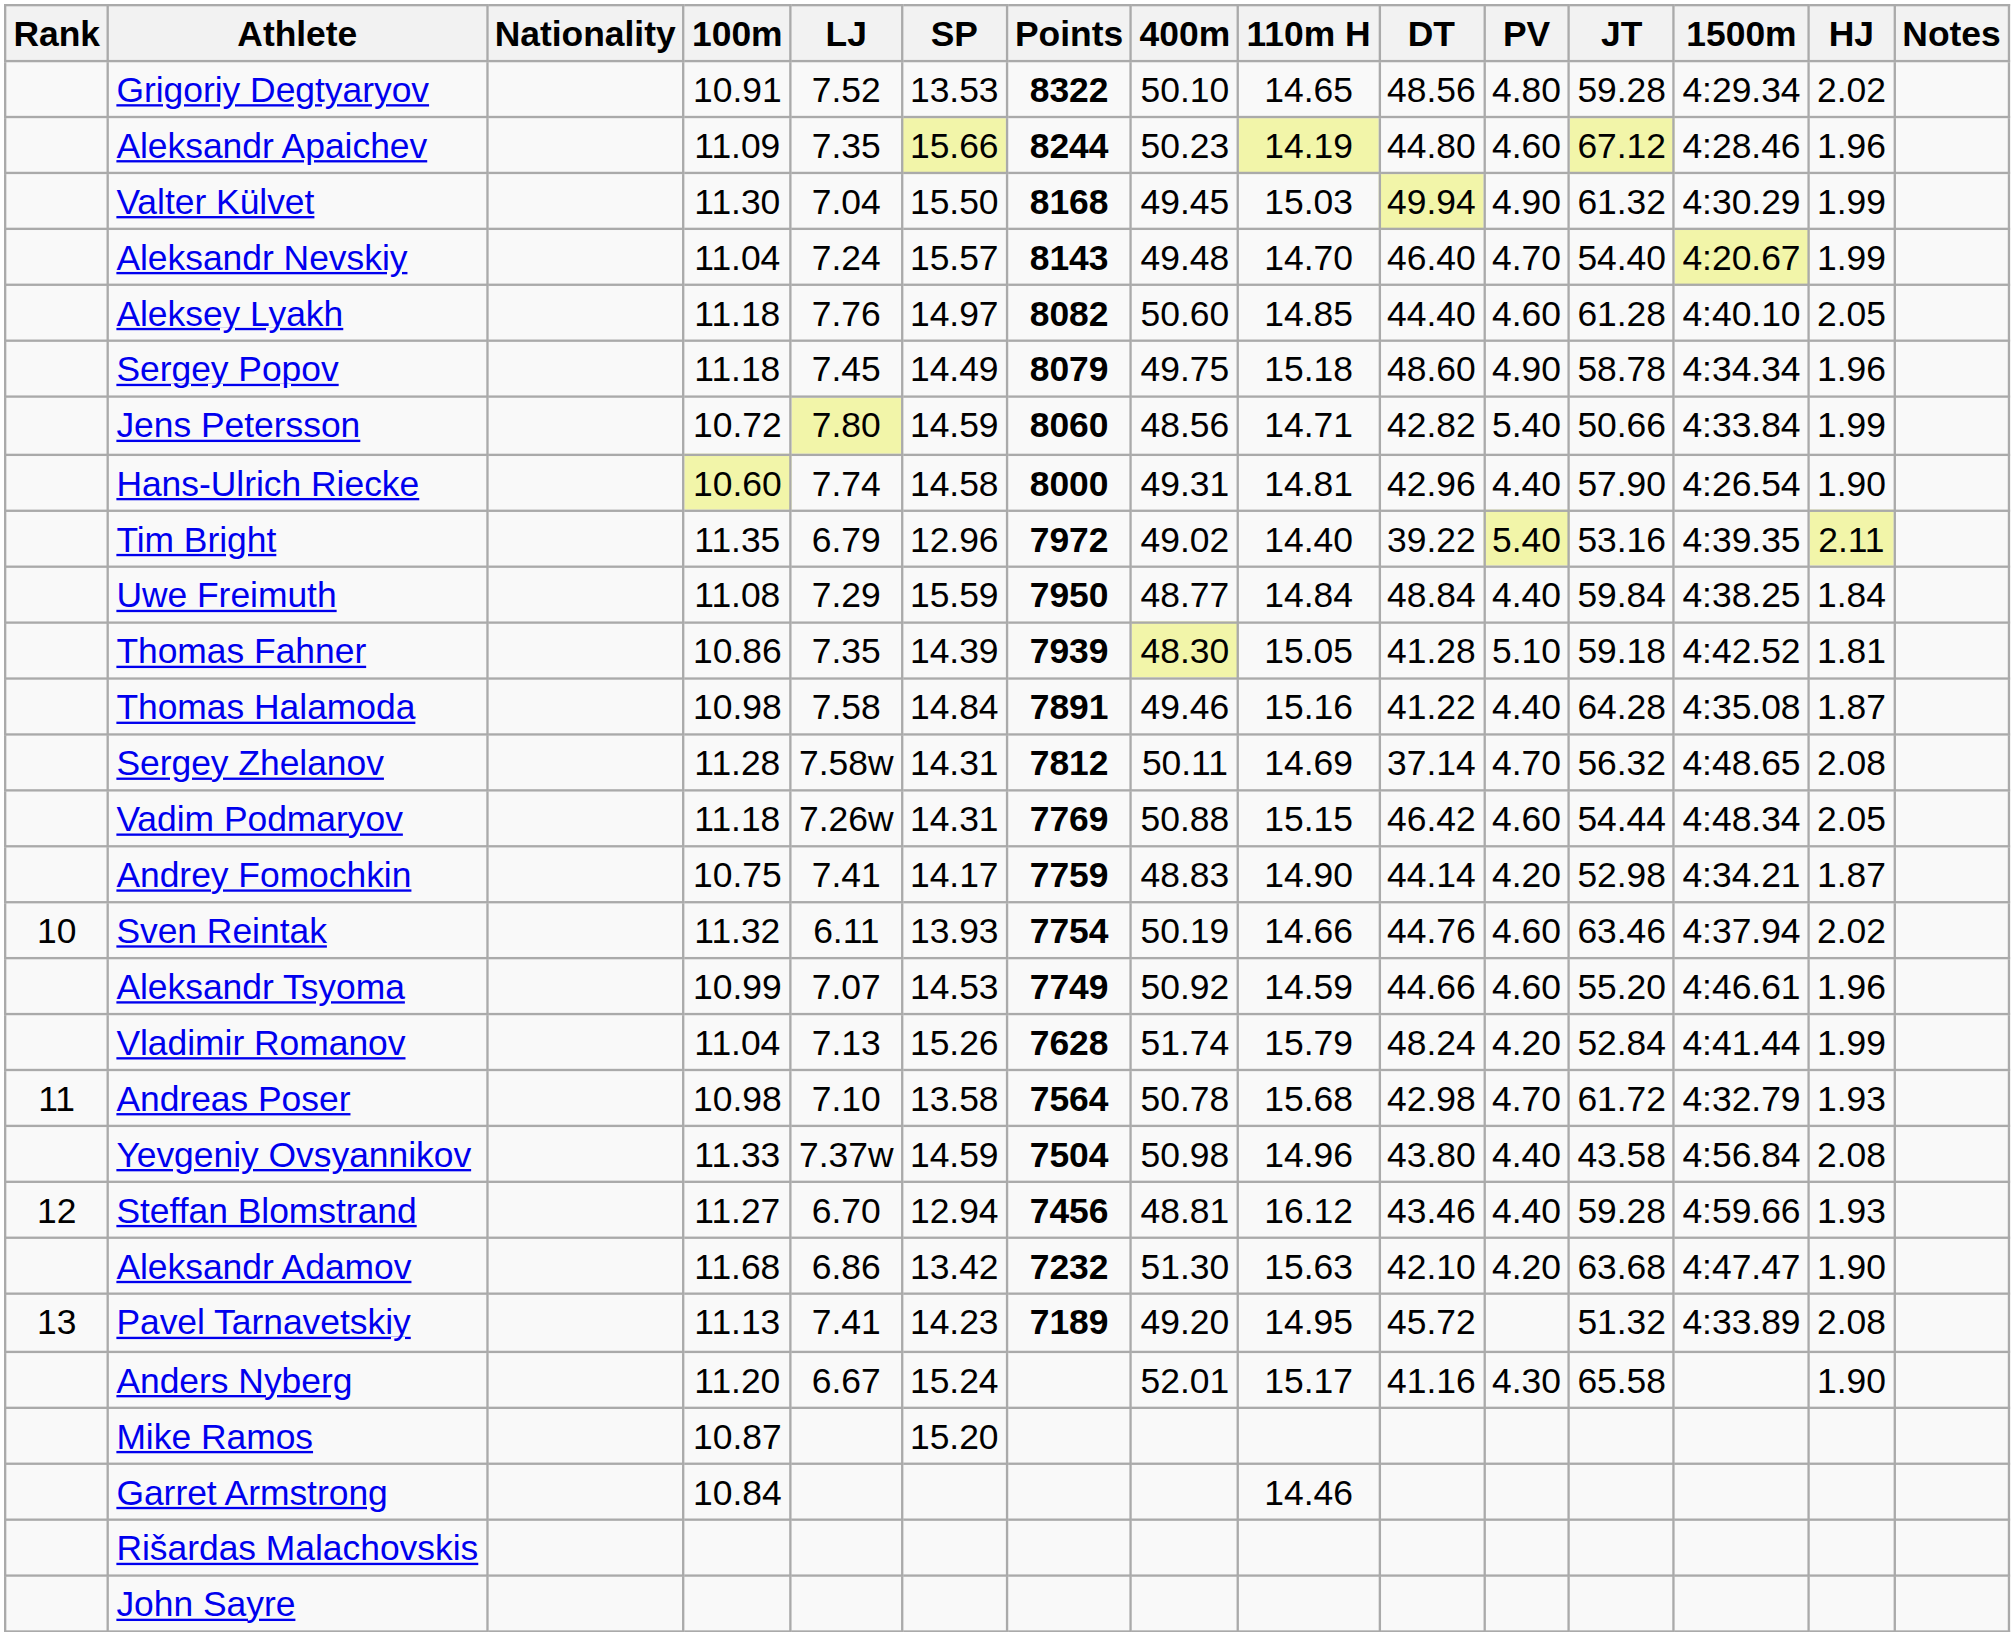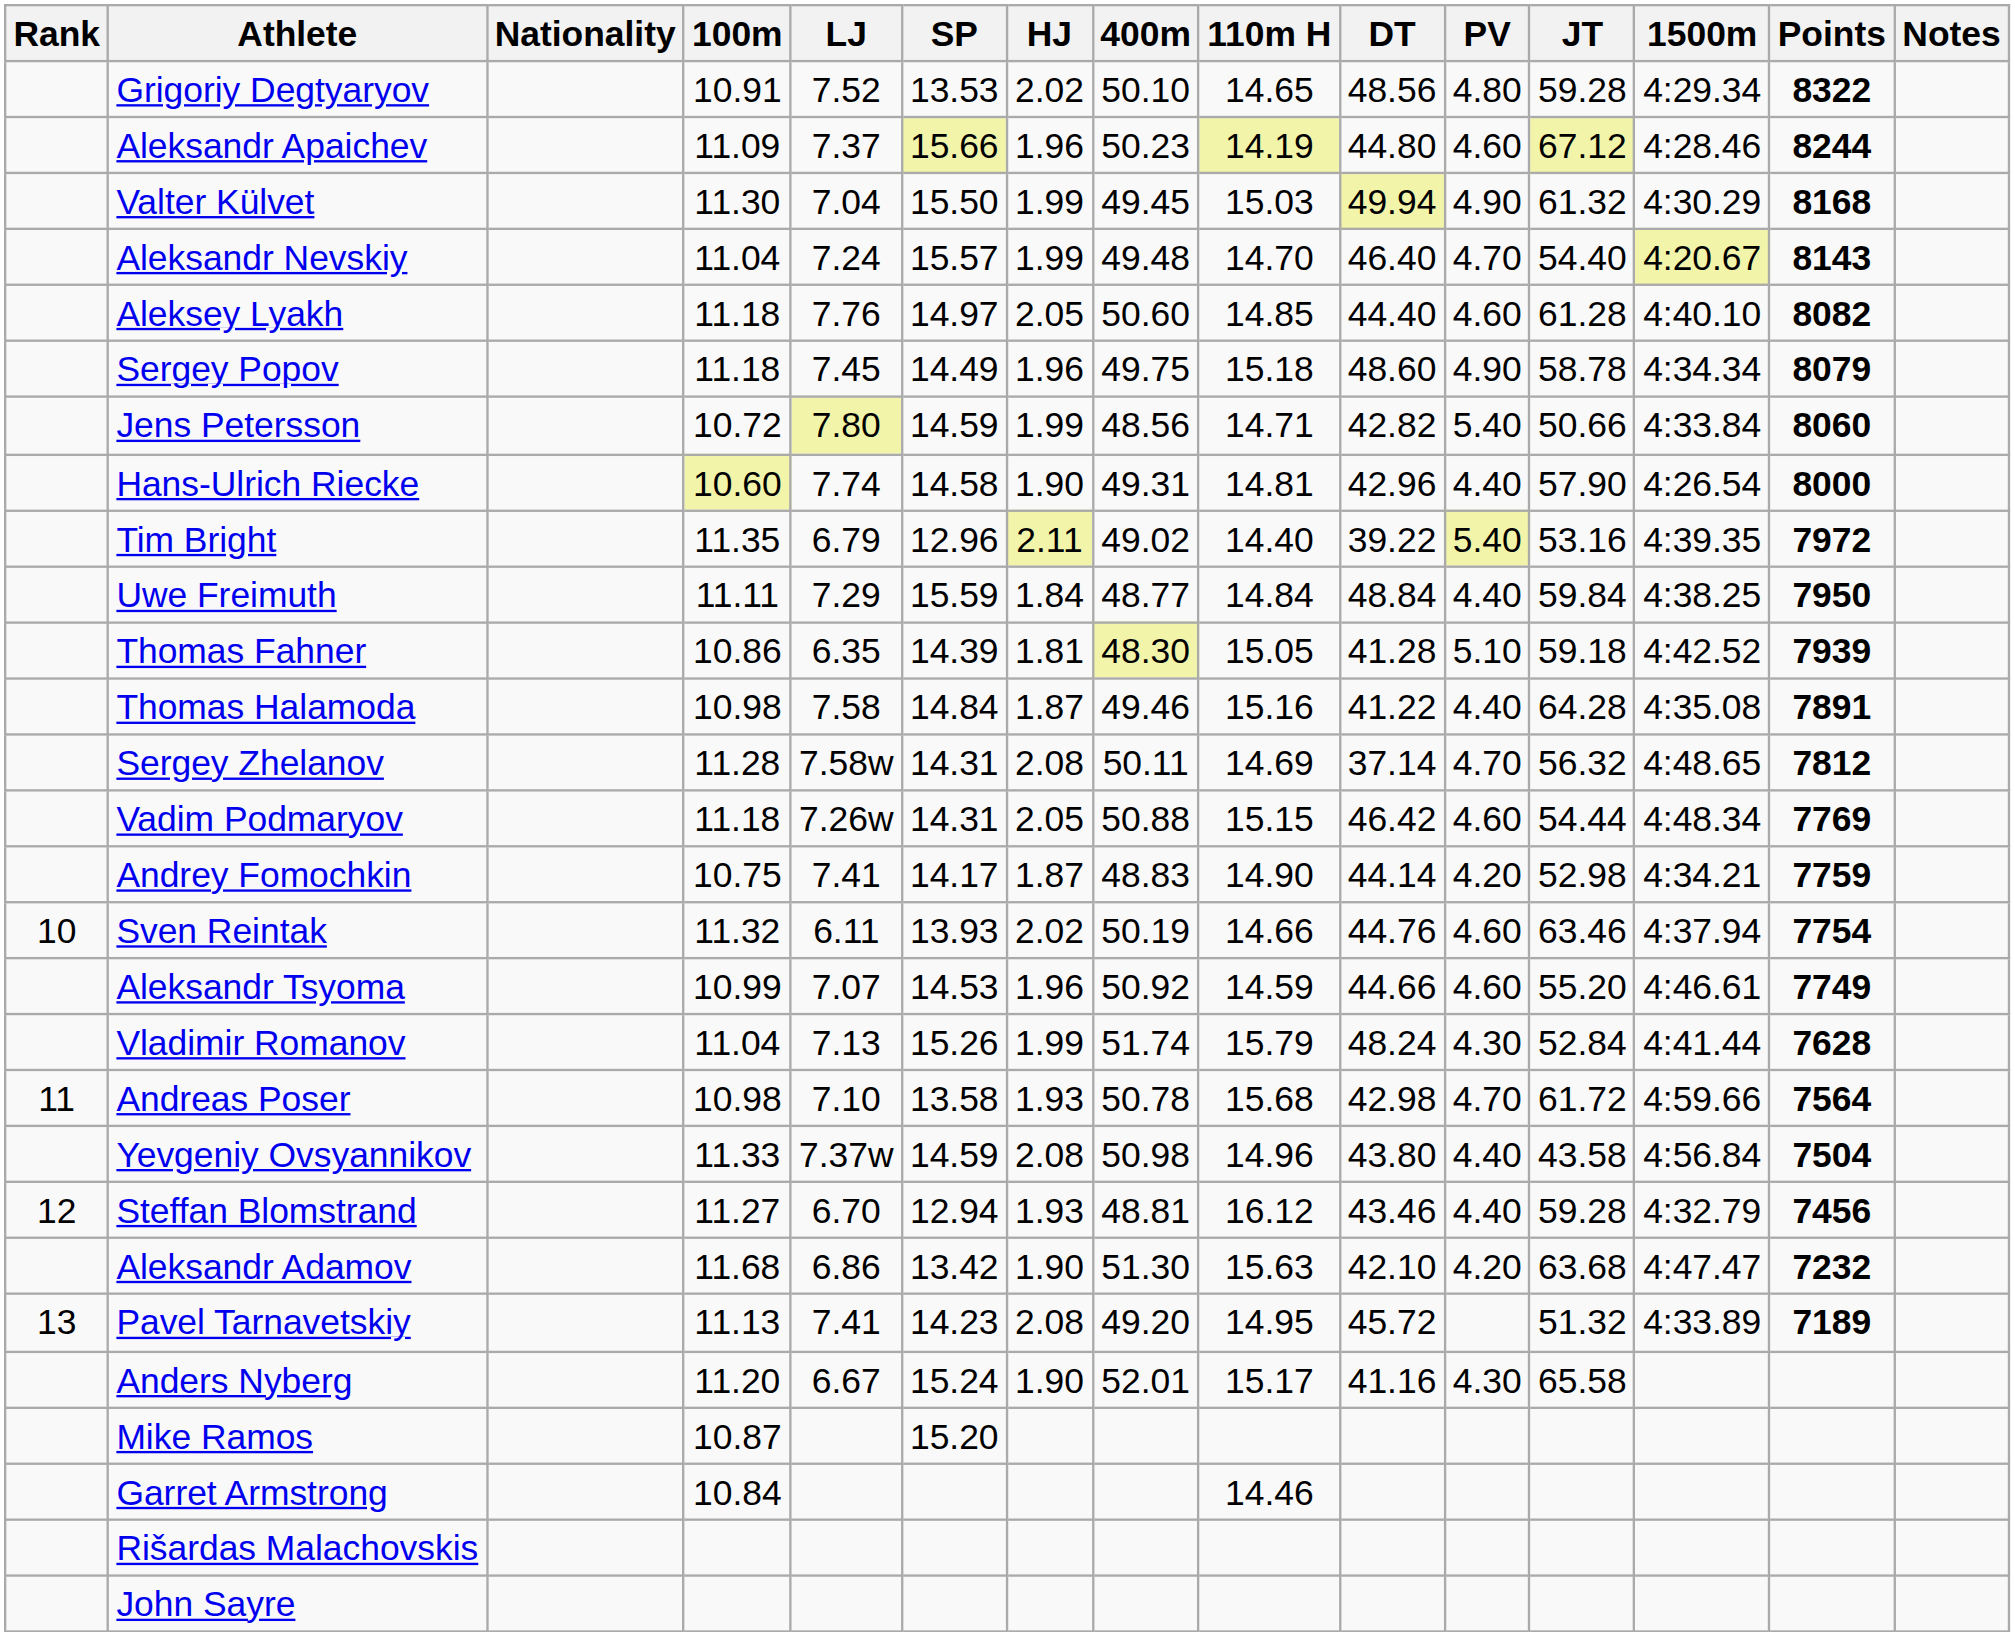columns swapped: (1851, 33) <-> (1069, 33)
(846, 146) 7.35 -> (846, 146) 7.37
(737, 594) 11.08 -> (737, 594) 11.11
(846, 650) 7.35 -> (846, 650) 6.35
(1527, 1043) 4.20 -> (1487, 1043) 4.30
(1741, 1099) 4:32.79 -> (1702, 1099) 4:59.66
(1741, 1211) 4:59.66 -> (1702, 1211) 4:32.79
